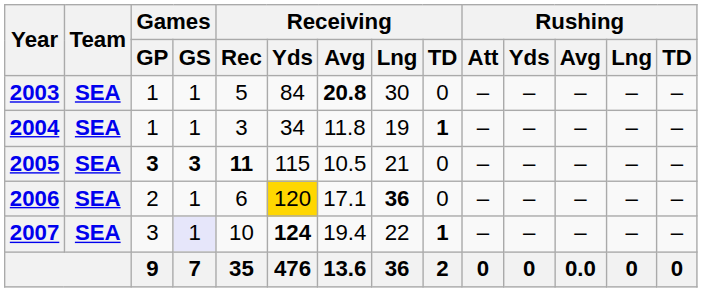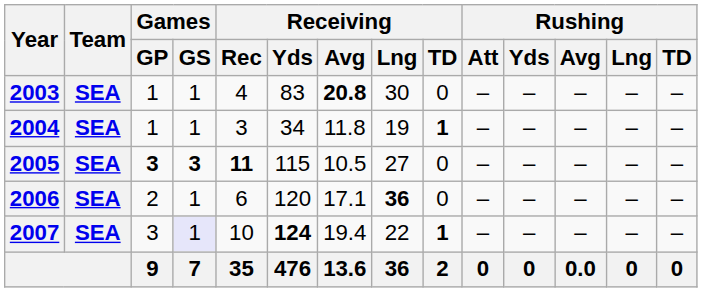(241, 92) 5 -> (241, 92) 4
(292, 92) 84 -> (292, 92) 83
(397, 163) 21 -> (397, 163) 27
(292, 198) gold background -> (292, 198) no background
